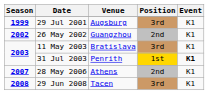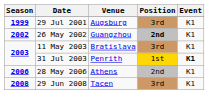(158, 35) normal -> (158, 35) bold
(20, 72) 2007 -> (20, 72) 2006
